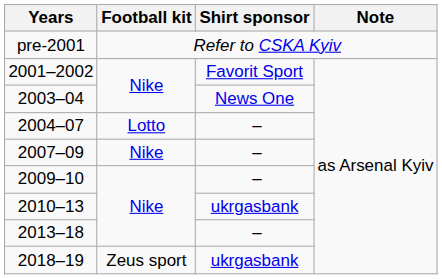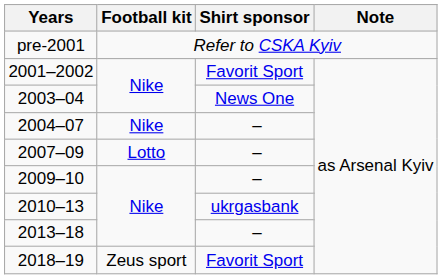(146, 125) Lotto -> (146, 125) Nike
(146, 152) Nike -> (146, 152) Lotto
(255, 260) ukrgasbank -> (255, 260) Favorit Sport
